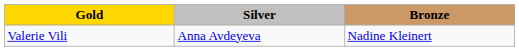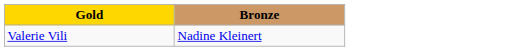- column: (259, 14)
